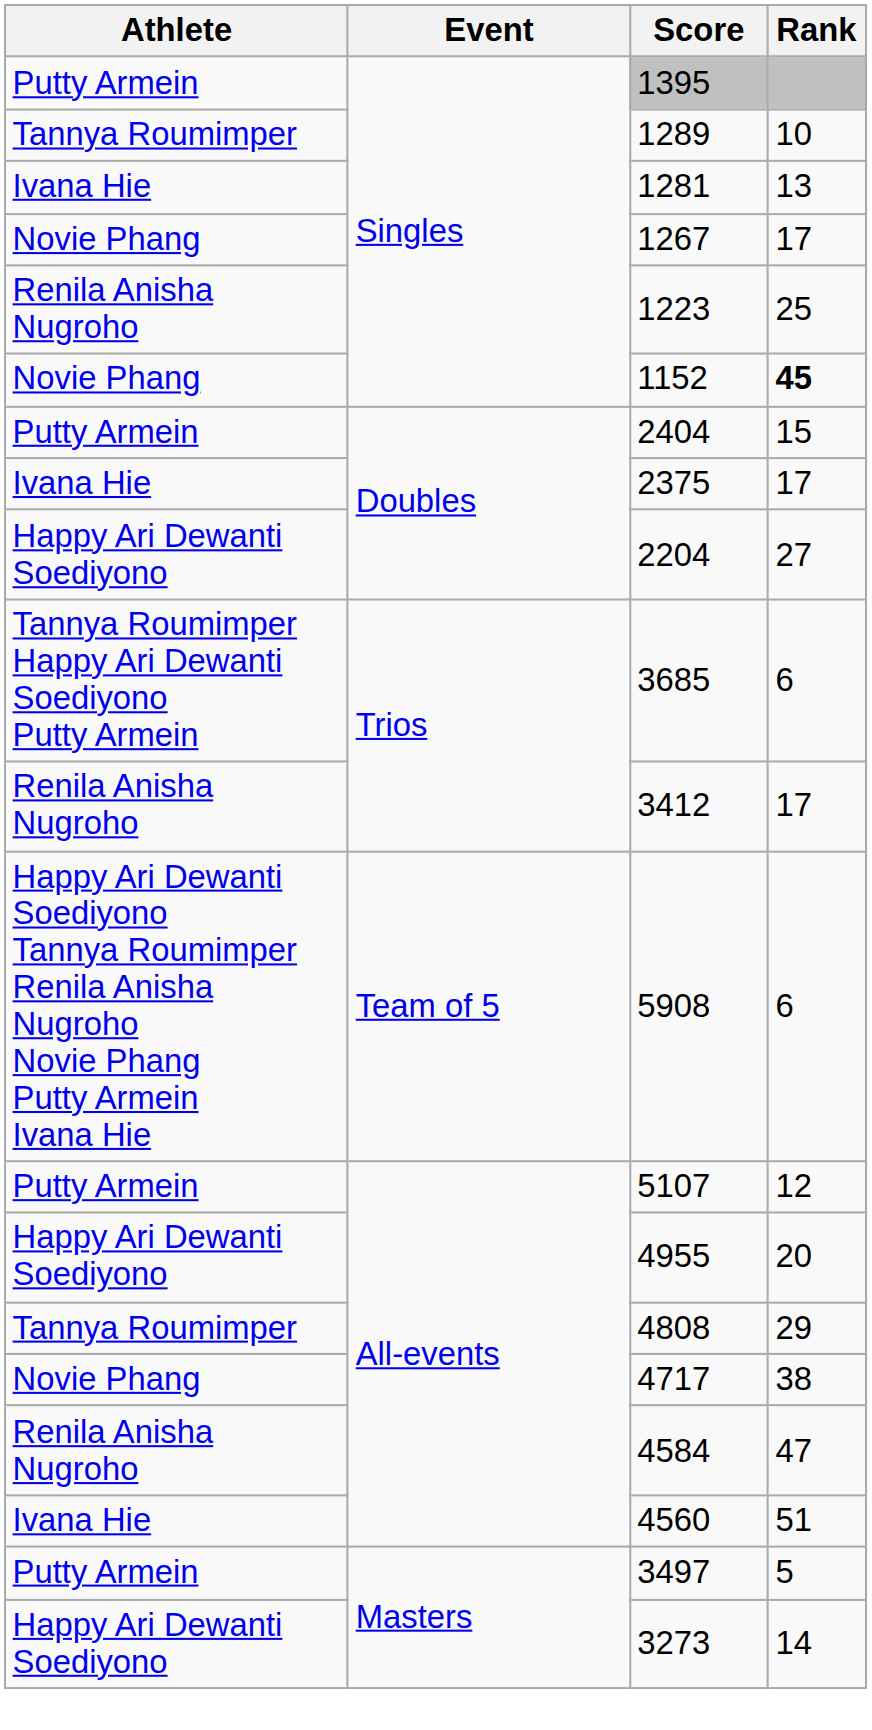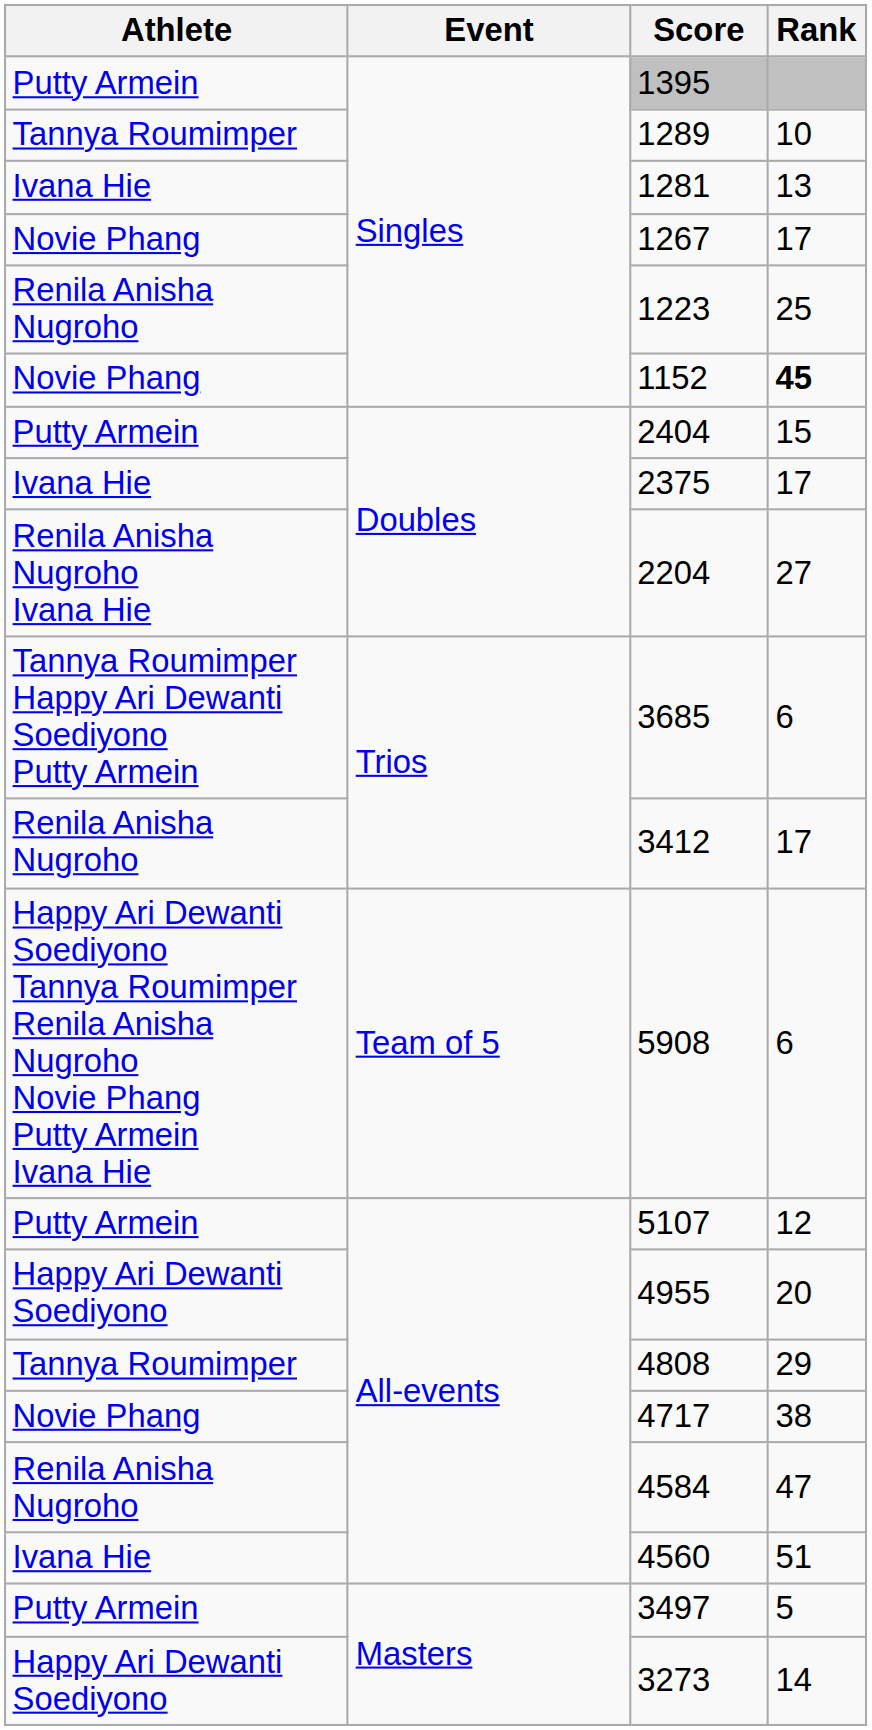(147, 554) Happy Ari Dewanti Soediyono -> (113, 572) Renila Anisha Nugroho Ivana Hie
